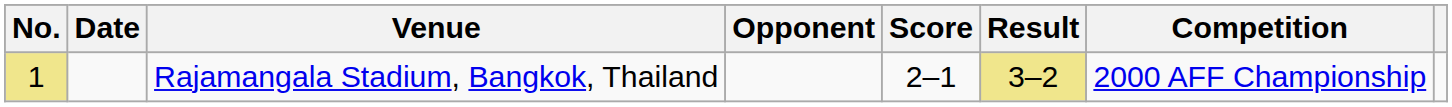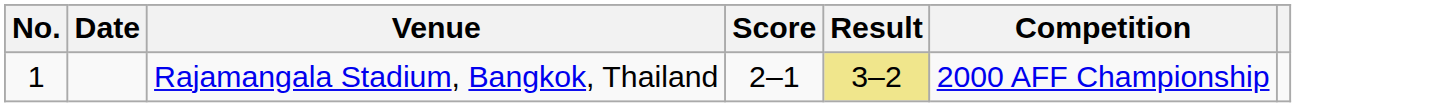- column: (804, 28)
(36, 76) khaki background -> (36, 76) no background
